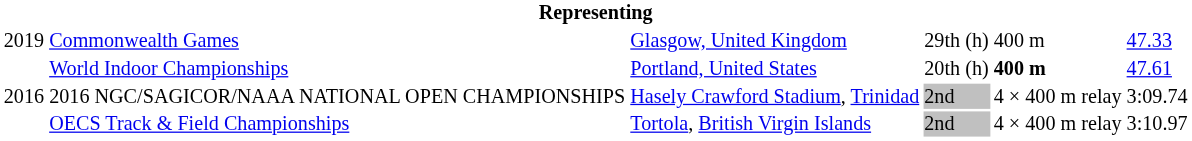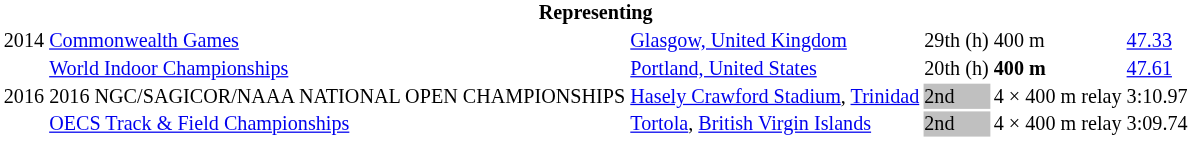(24, 40) 2019 -> (24, 40) 2014
(1157, 96) 3:09.74 -> (1157, 96) 3:10.97
(1157, 123) 3:10.97 -> (1157, 123) 3:09.74
